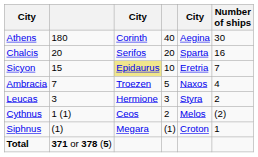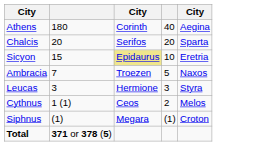- column: (233, 17)
